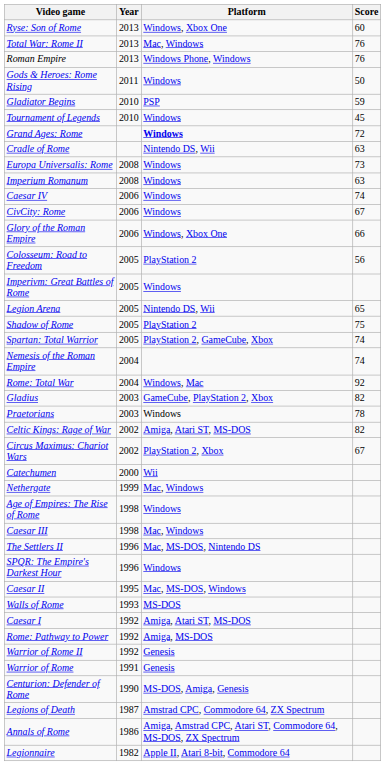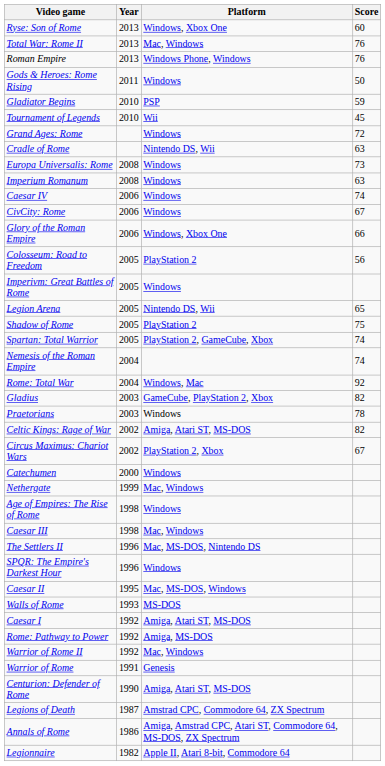(162, 117) Windows -> (151, 117) Wii
(163, 133) bold -> (162, 133) normal
(151, 472) Wii -> (162, 472) Windows
(159, 652) Genesis -> (173, 652) Mac, Windows
(196, 689) MS-DOS, Amiga, Genesis -> (197, 689) Amiga, Atari ST, MS-DOS
